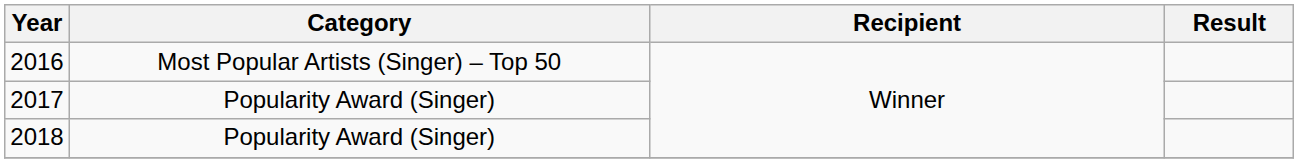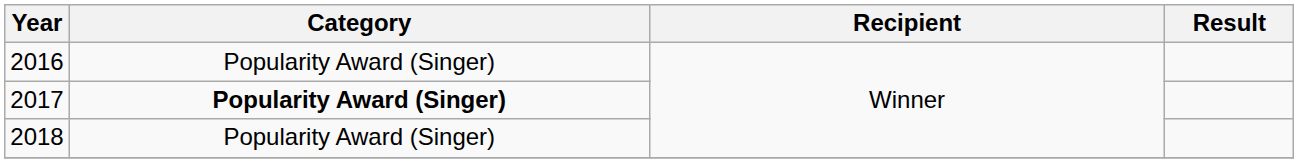(359, 61) Most Popular Artists (Singer) – Top 50 -> (359, 61) Popularity Award (Singer)
(359, 99) normal -> (359, 99) bold
